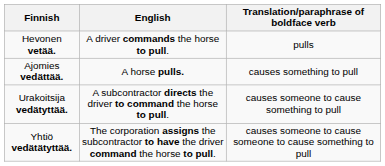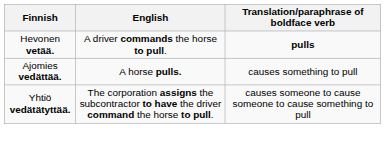(303, 44) normal -> (303, 44) bold
- row: (42, 104)
